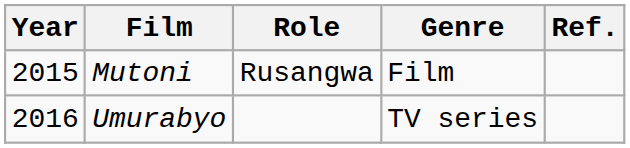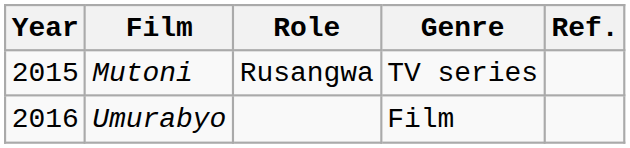(421, 73) Film -> (463, 73) TV series
(463, 119) TV series -> (421, 119) Film
